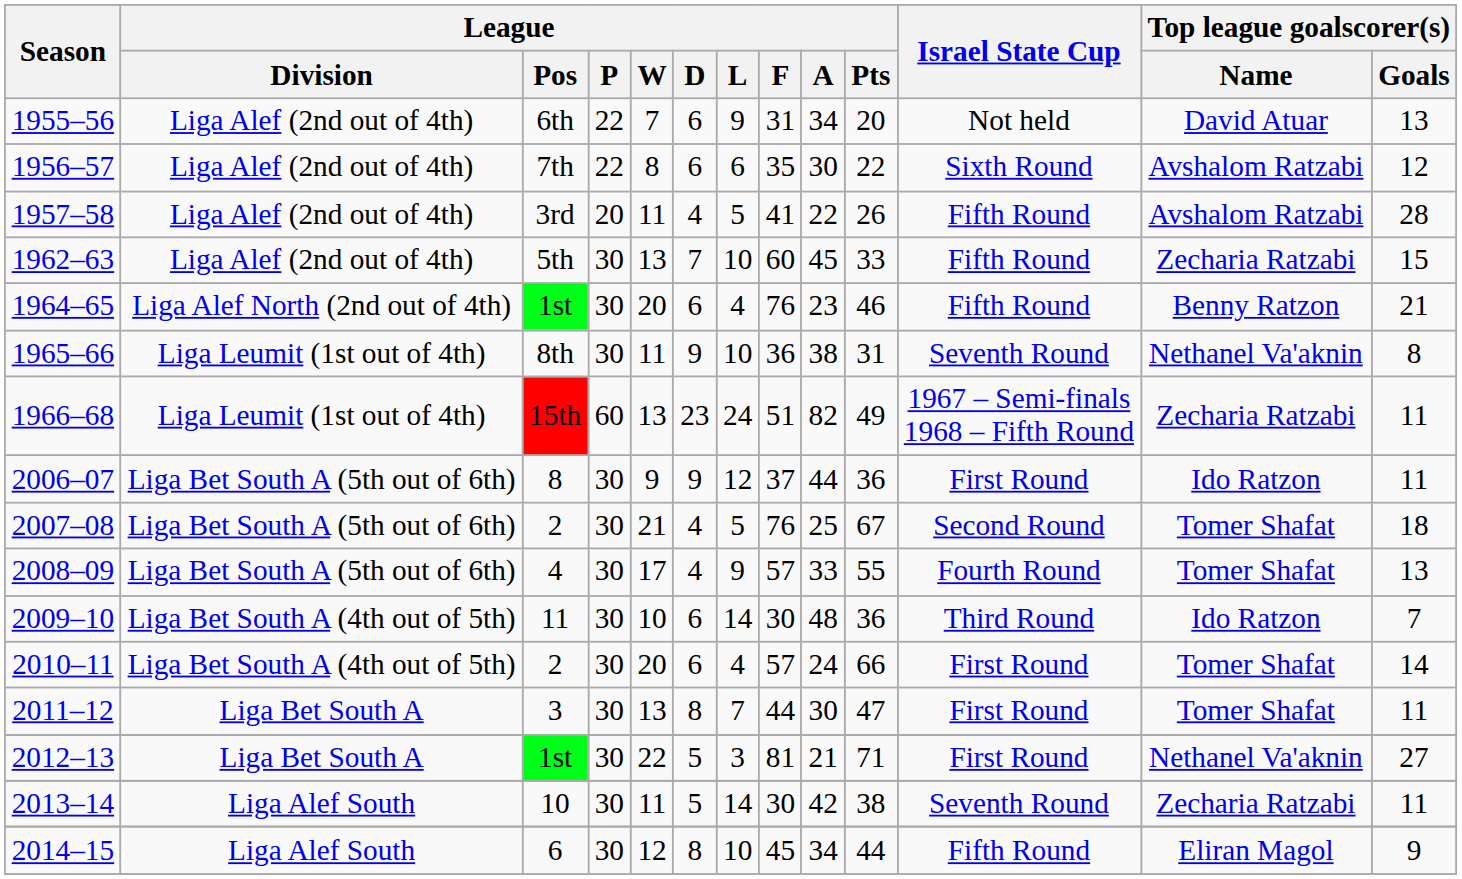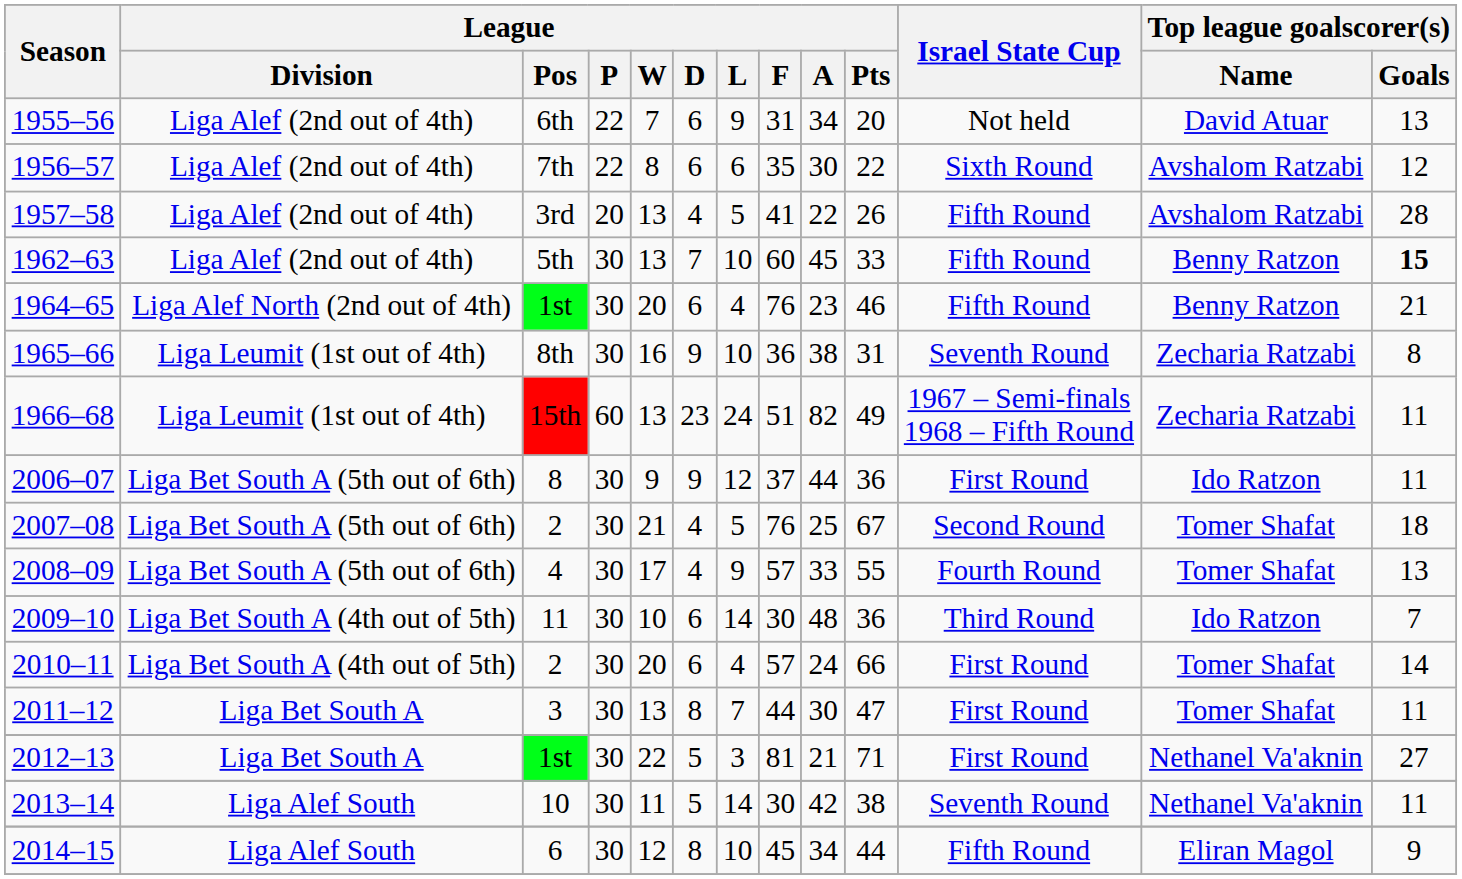(652, 213) 11 -> (652, 213) 13
(1256, 259) Zecharia Ratzabi -> (1256, 259) Benny Ratzon
(1414, 259) normal -> (1414, 259) bold
(652, 352) 11 -> (652, 352) 16
(1256, 352) Nethanel Va'aknin -> (1256, 352) Zecharia Ratzabi
(1256, 803) Zecharia Ratzabi -> (1256, 803) Nethanel Va'aknin
